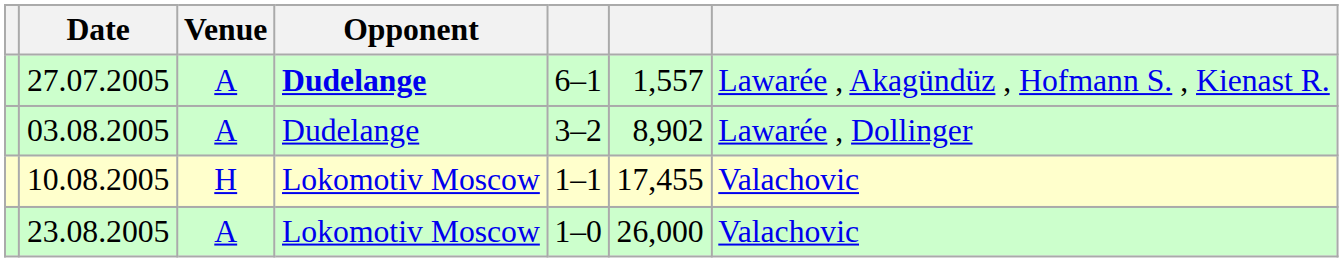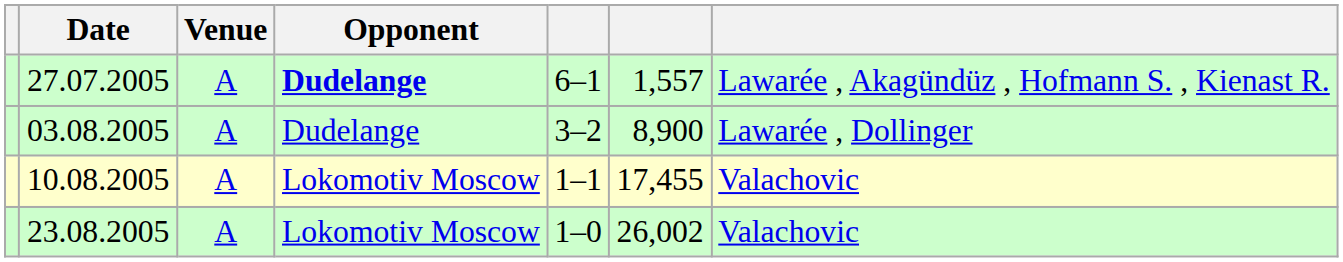(668, 130) 8,902 -> (668, 130) 8,900
(226, 180) H -> (226, 180) A
(660, 230) 26,000 -> (660, 230) 26,002
